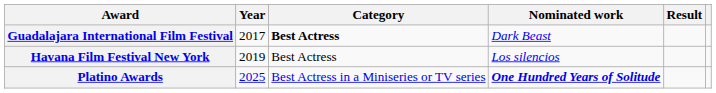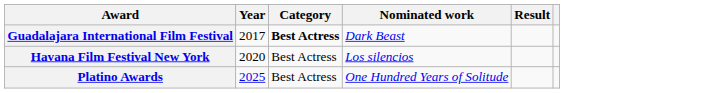(252, 56) 2019 -> (252, 56) 2020
(378, 77) Best Actress in a Miniseries or TV series -> (304, 77) Best Actress
(576, 77) bold -> (427, 77) normal
